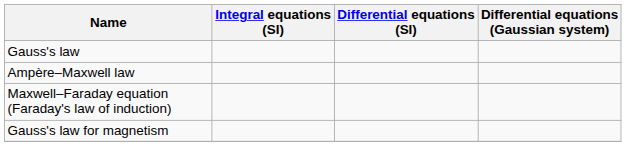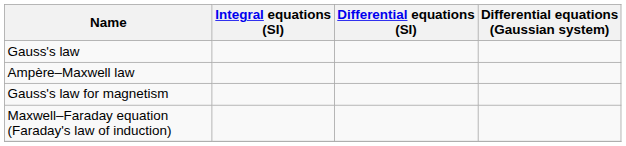rows swapped: (88, 130) <-> (89, 101)
